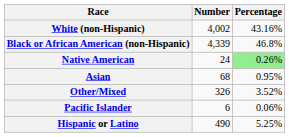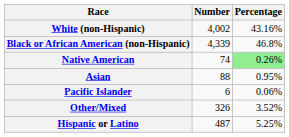(225, 60) 24 -> (225, 60) 74
(225, 76) 68 -> (225, 76) 88
rows swapped: (98, 108) <-> (98, 92)
(223, 124) 490 -> (223, 124) 487
